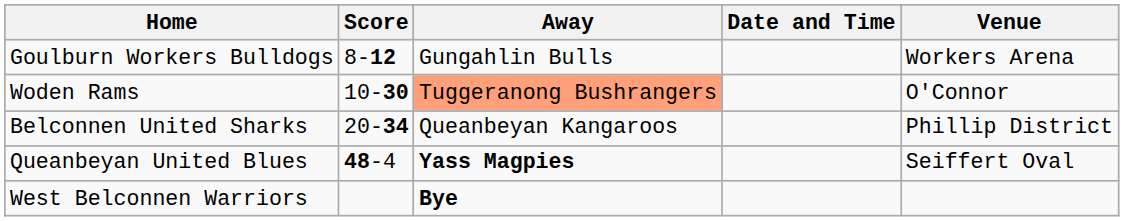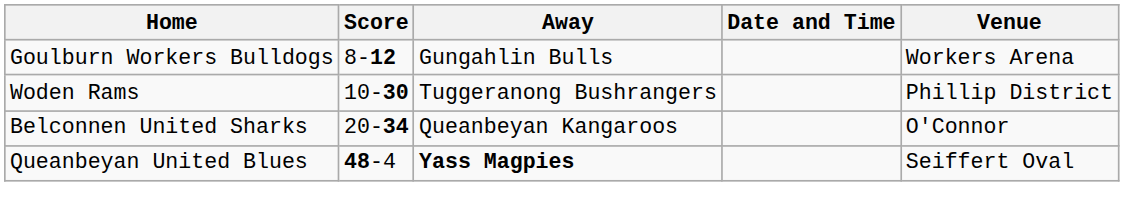(568, 93) lightsalmon background -> (568, 93) no background
(958, 93) O'Connor -> (1009, 93) Phillip District
(1009, 128) Phillip District -> (958, 128) O'Connor
- row: (159, 198)
